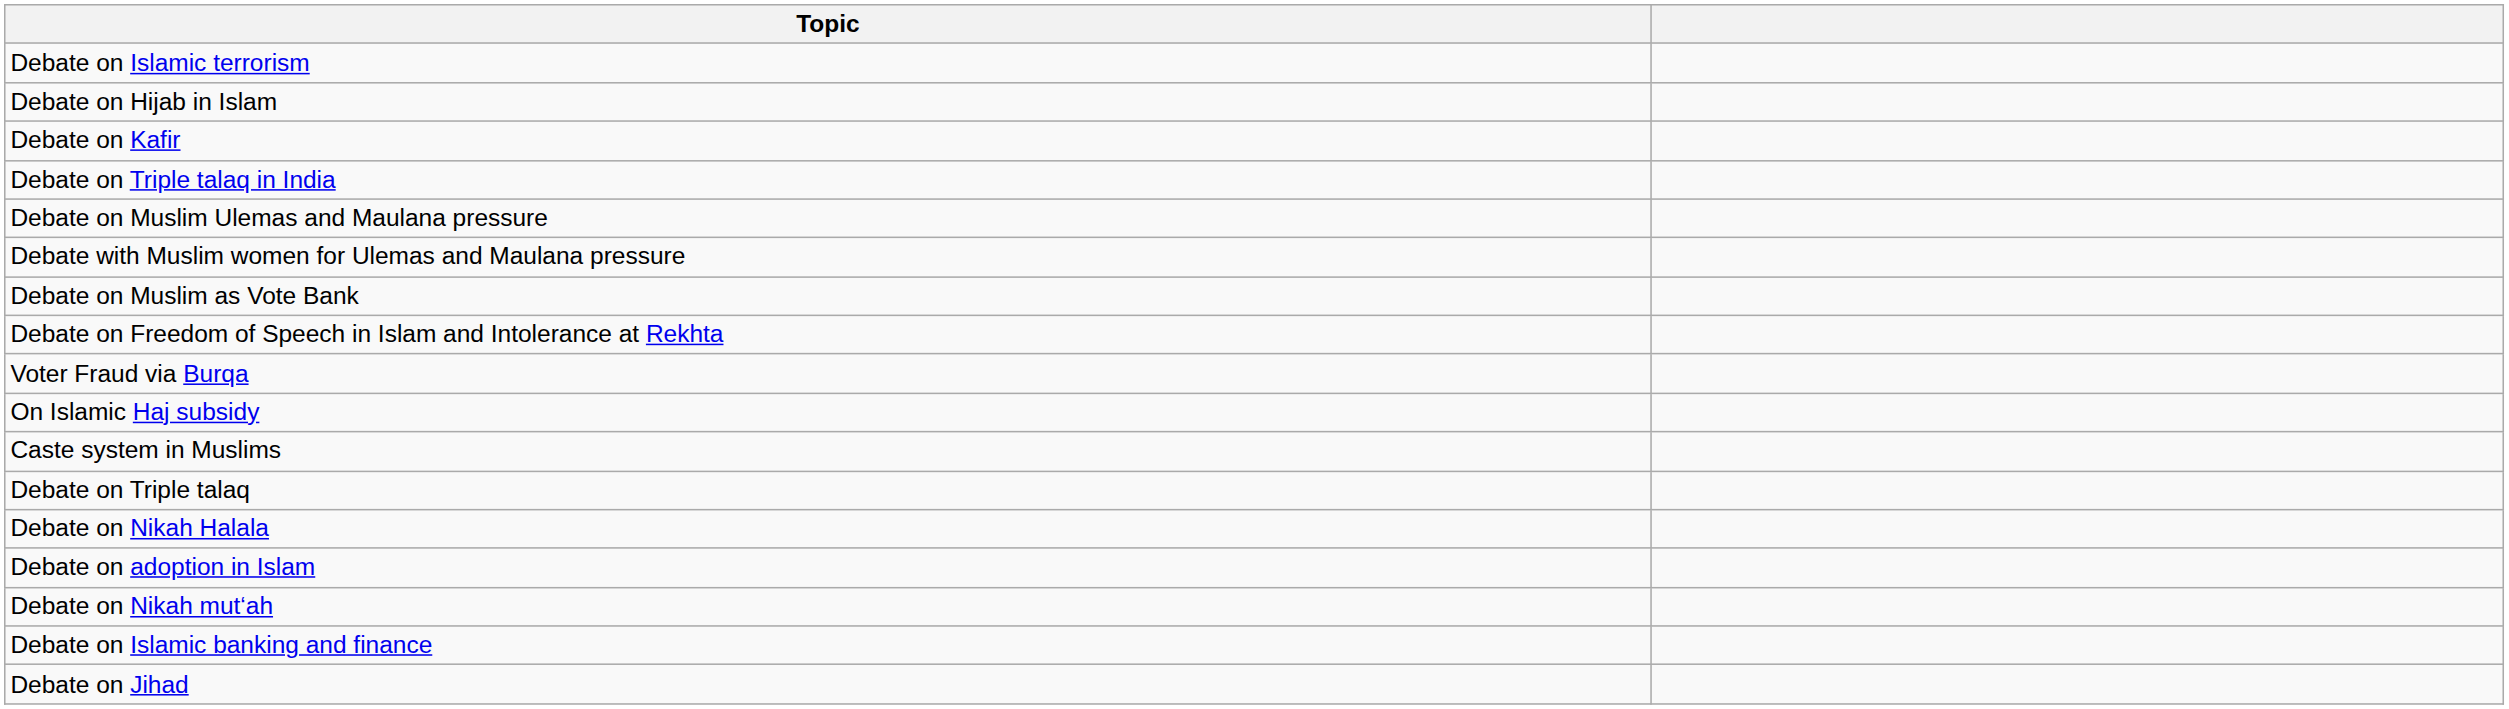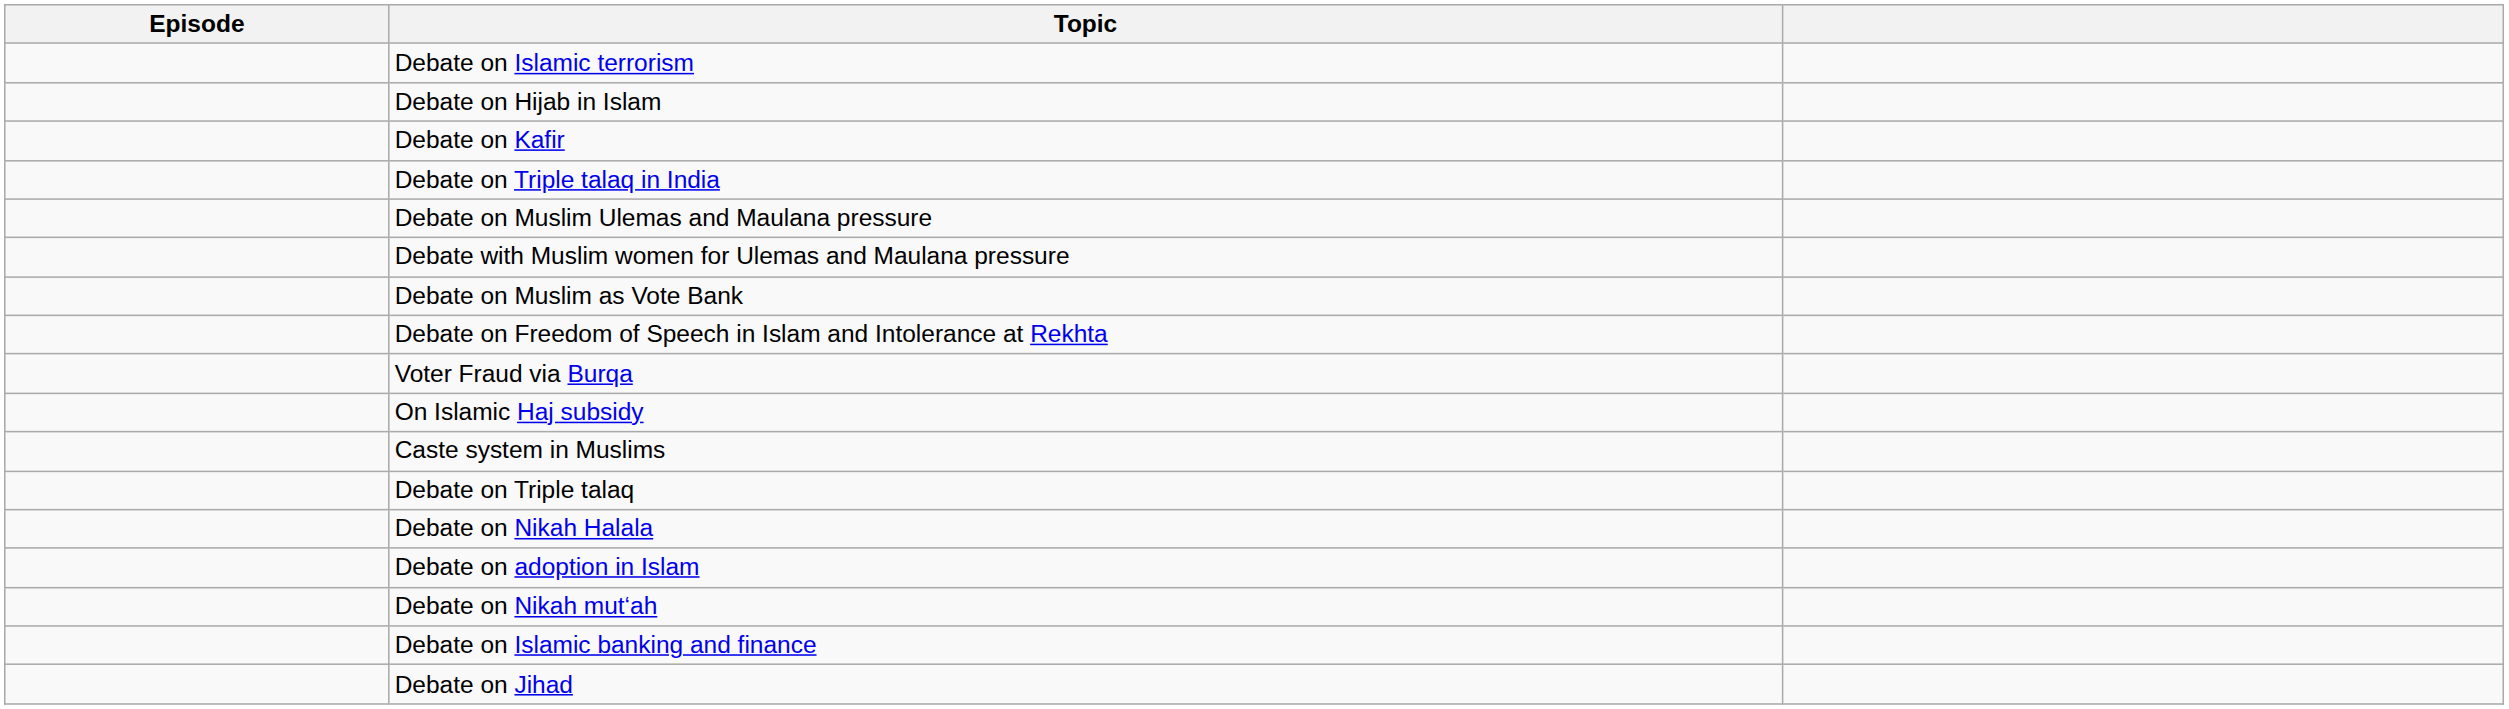+ column: (197, 23)
